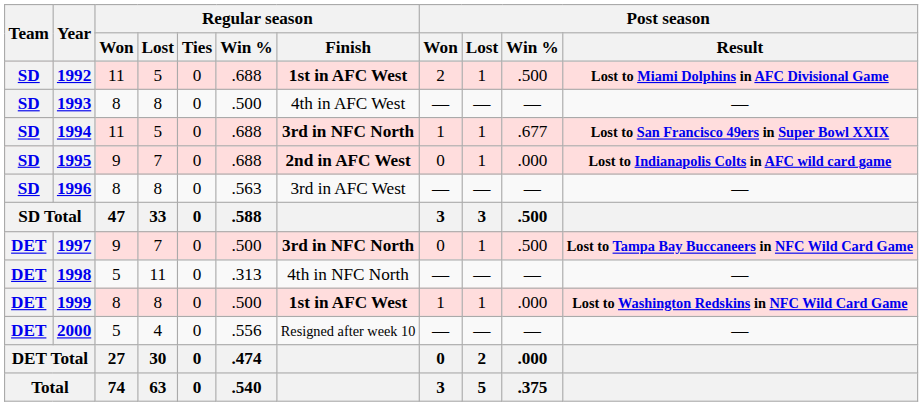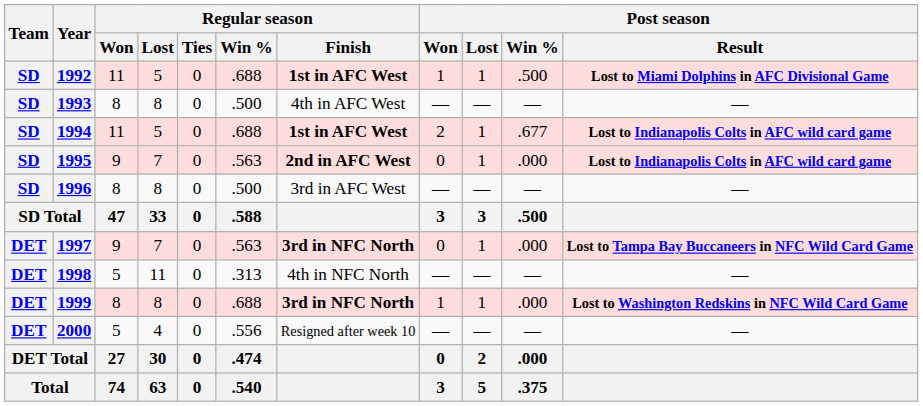(441, 75) 2 -> (441, 75) 1
(348, 132) 3rd in NFC North -> (348, 132) 1st in AFC West
(441, 132) 1 -> (441, 132) 2
(740, 133) Lost to San Francisco 49ers in Super Bowl XXIX -> (740, 133) Lost to Indianapolis Colts in AFC wild card game
(246, 160) .688 -> (246, 160) .563
(246, 188) .563 -> (246, 188) .500
(246, 245) .500 -> (246, 245) .563
(532, 245) .500 -> (532, 245) .000
(246, 302) .500 -> (246, 302) .688
(348, 302) 1st in AFC West -> (348, 302) 3rd in NFC North
